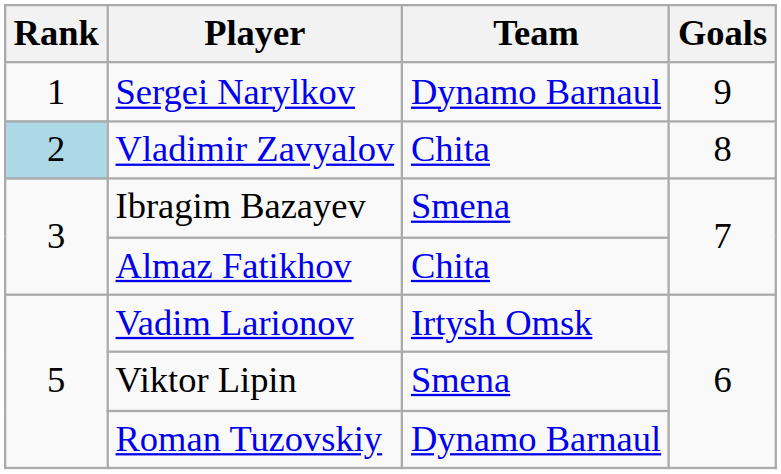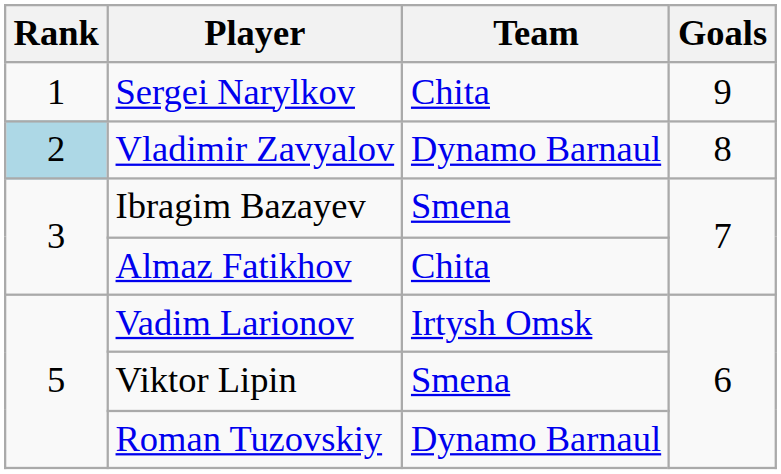(536, 91) Dynamo Barnaul -> (450, 91) Chita
(450, 149) Chita -> (536, 149) Dynamo Barnaul
